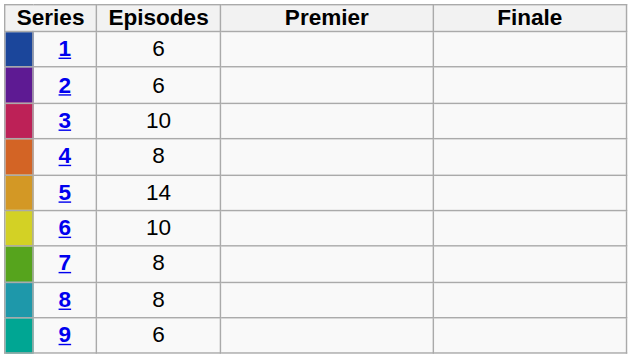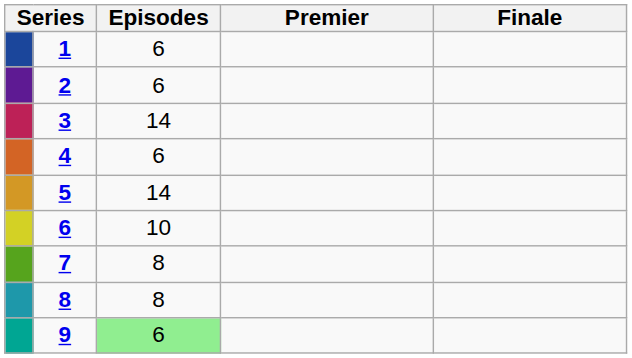(159, 120) 10 -> (159, 120) 14
(159, 156) 8 -> (159, 156) 6
(159, 335) no background -> (159, 335) lightgreen background
